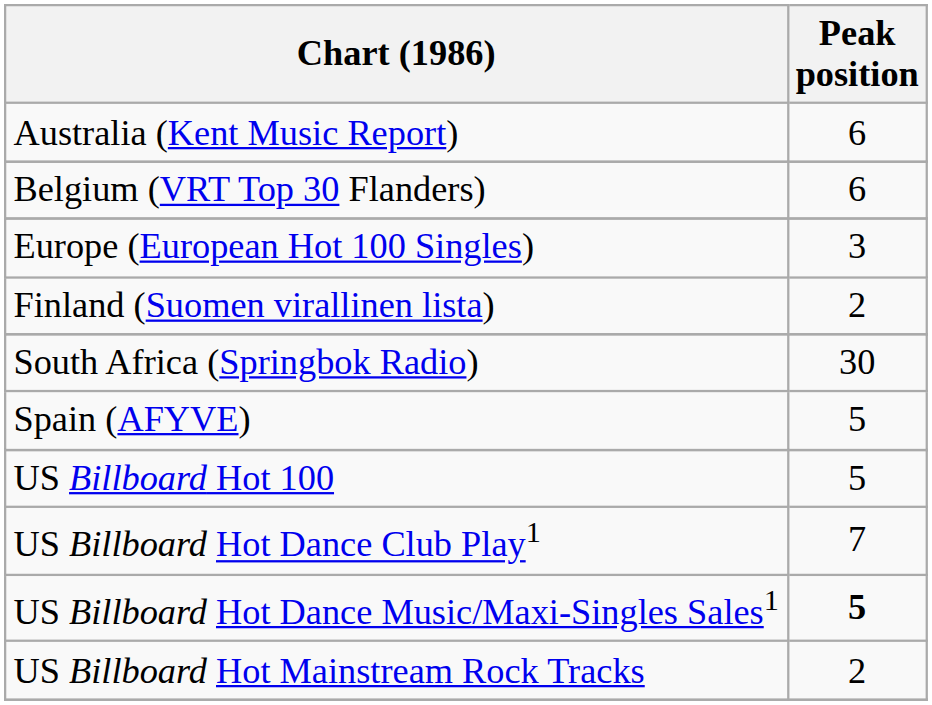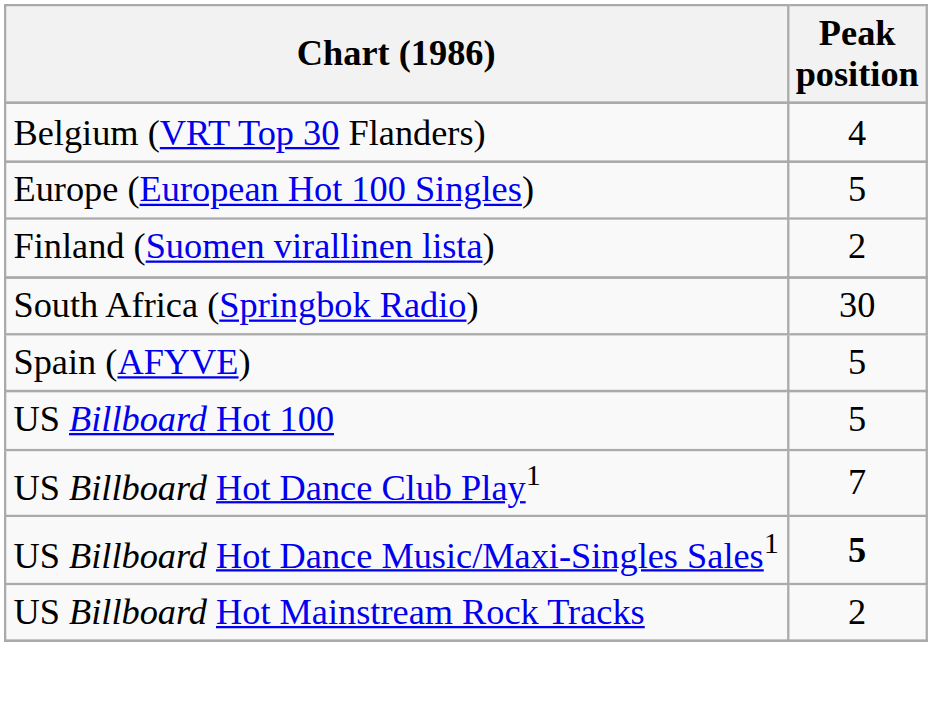- row: (236, 131)
(857, 189) 6 -> (857, 131) 4
(857, 246) 3 -> (857, 189) 5
